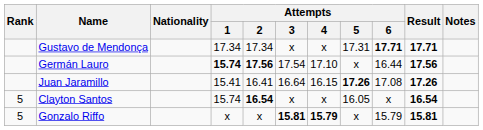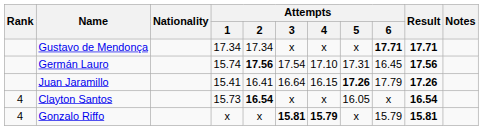(356, 47) 17.31 -> (356, 47) x
(227, 64) bold -> (227, 64) normal
(356, 64) x -> (356, 64) 17.31
(388, 64) 16.44 -> (388, 64) 16.45
(388, 82) 17.08 -> (388, 82) 17.79
(20, 99) 5 -> (20, 99) 4
(227, 99) 15.74 -> (227, 99) 15.73
(20, 116) 5 -> (20, 116) 4
